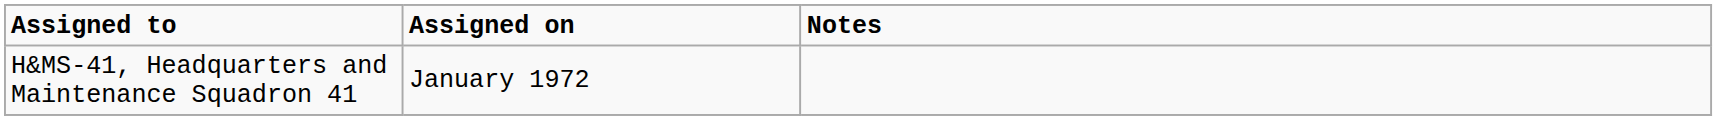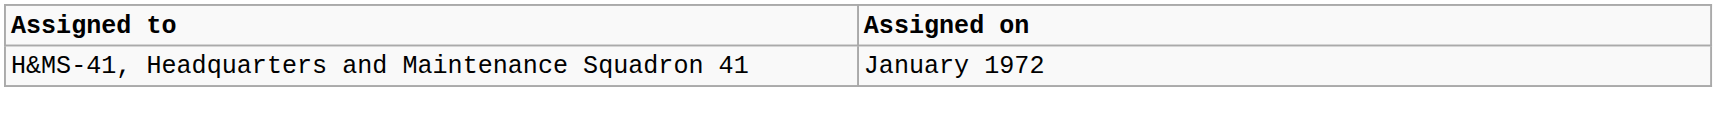- column: (844, 25)
